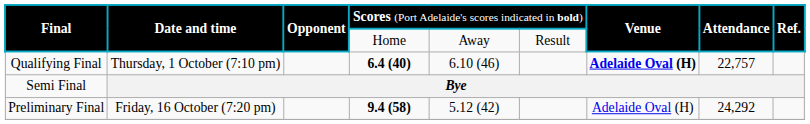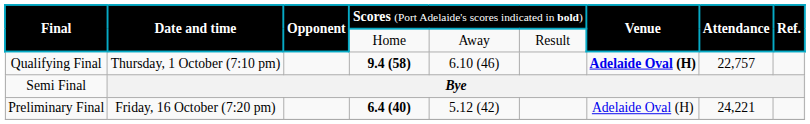(389, 63) 6.4 (40) -> (389, 63) 9.4 (58)
(389, 108) 9.4 (58) -> (389, 108) 6.4 (40)
(736, 108) 24,292 -> (736, 108) 24,221
